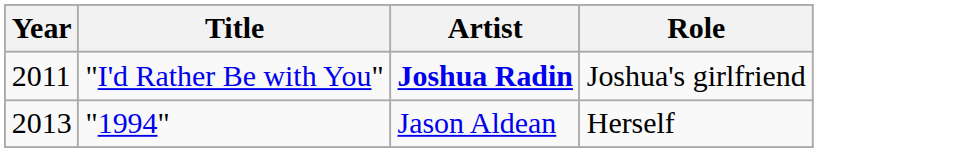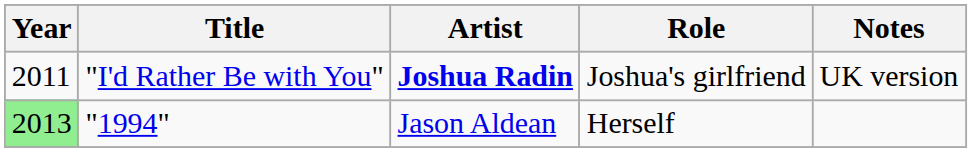+ column: (889, 28)
(42, 123) no background -> (42, 123) lightgreen background
